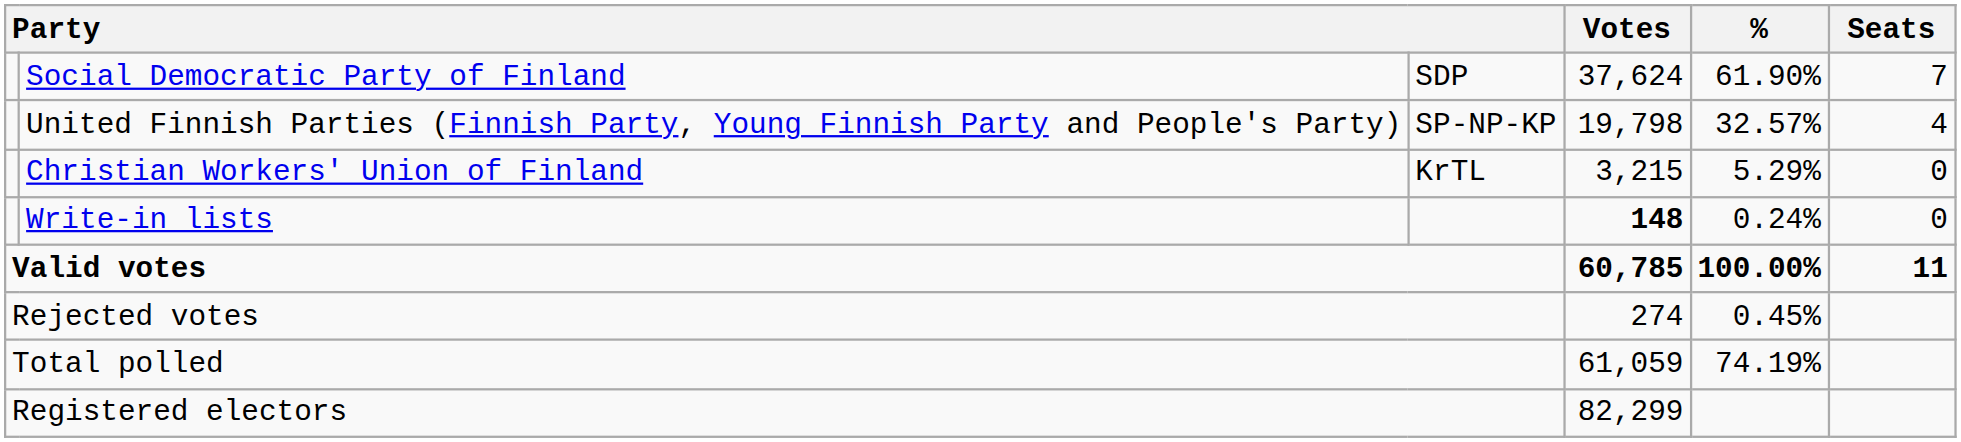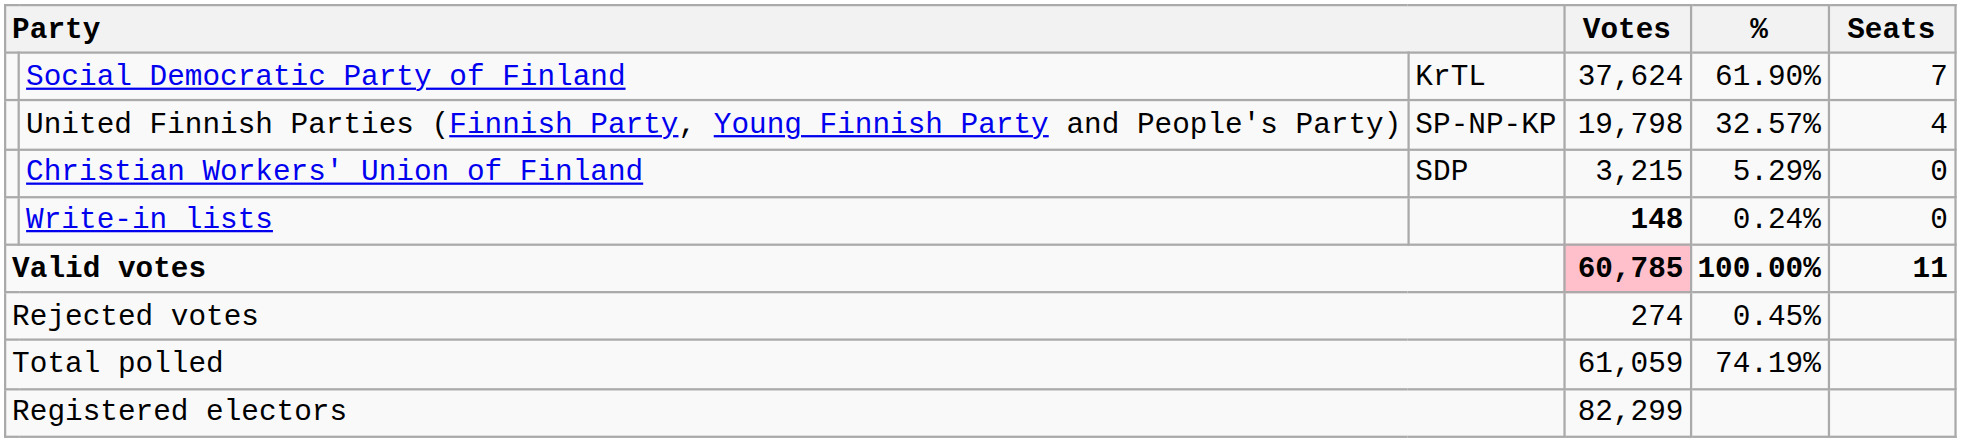(1442, 77) SDP -> (1451, 77) KrTL
(1451, 173) KrTL -> (1442, 173) SDP
(1631, 268) no background -> (1631, 268) pink background
